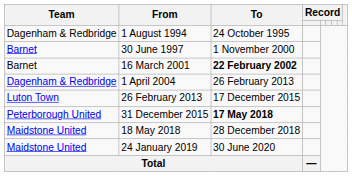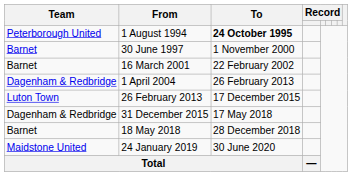(62, 33) Dagenham & Redbridge -> (54, 33) Peterborough United
(251, 33) normal -> (253, 33) bold
(255, 66) bold -> (254, 66) normal
(54, 114) Peterborough United -> (62, 114) Dagenham & Redbridge
(243, 114) bold -> (243, 114) normal
(47, 131) Maidstone United -> (22, 131) Barnet
